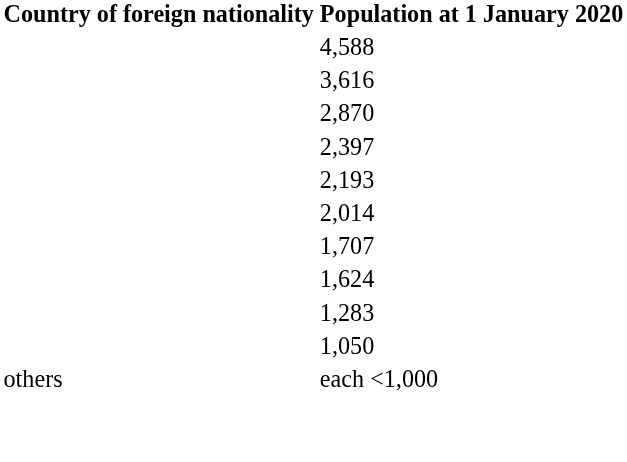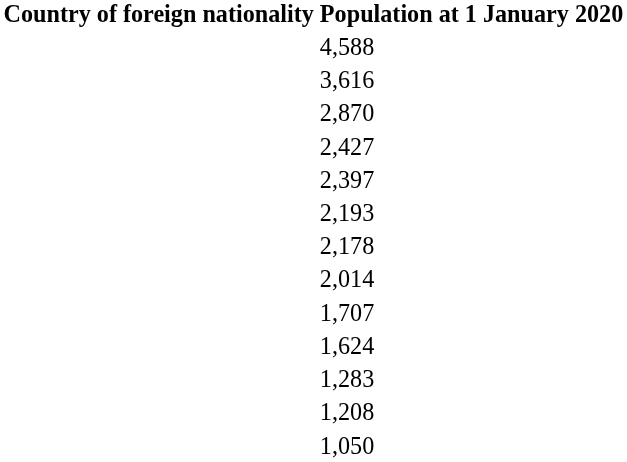+ row: (347, 146)
+ row: (347, 246)
+ row: (347, 412)
- row: (379, 379)
